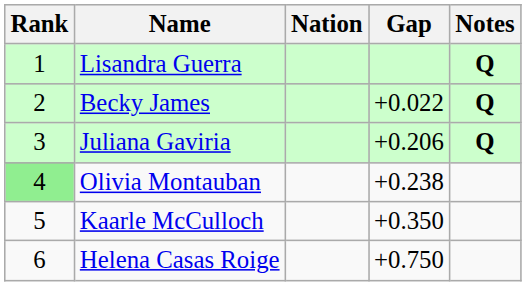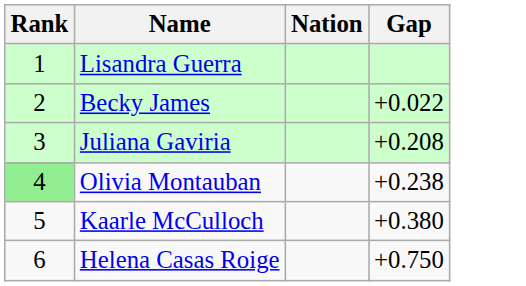- column: (485, 24)
(409, 142) +0.206 -> (409, 142) +0.208
(409, 220) +0.350 -> (409, 220) +0.380
